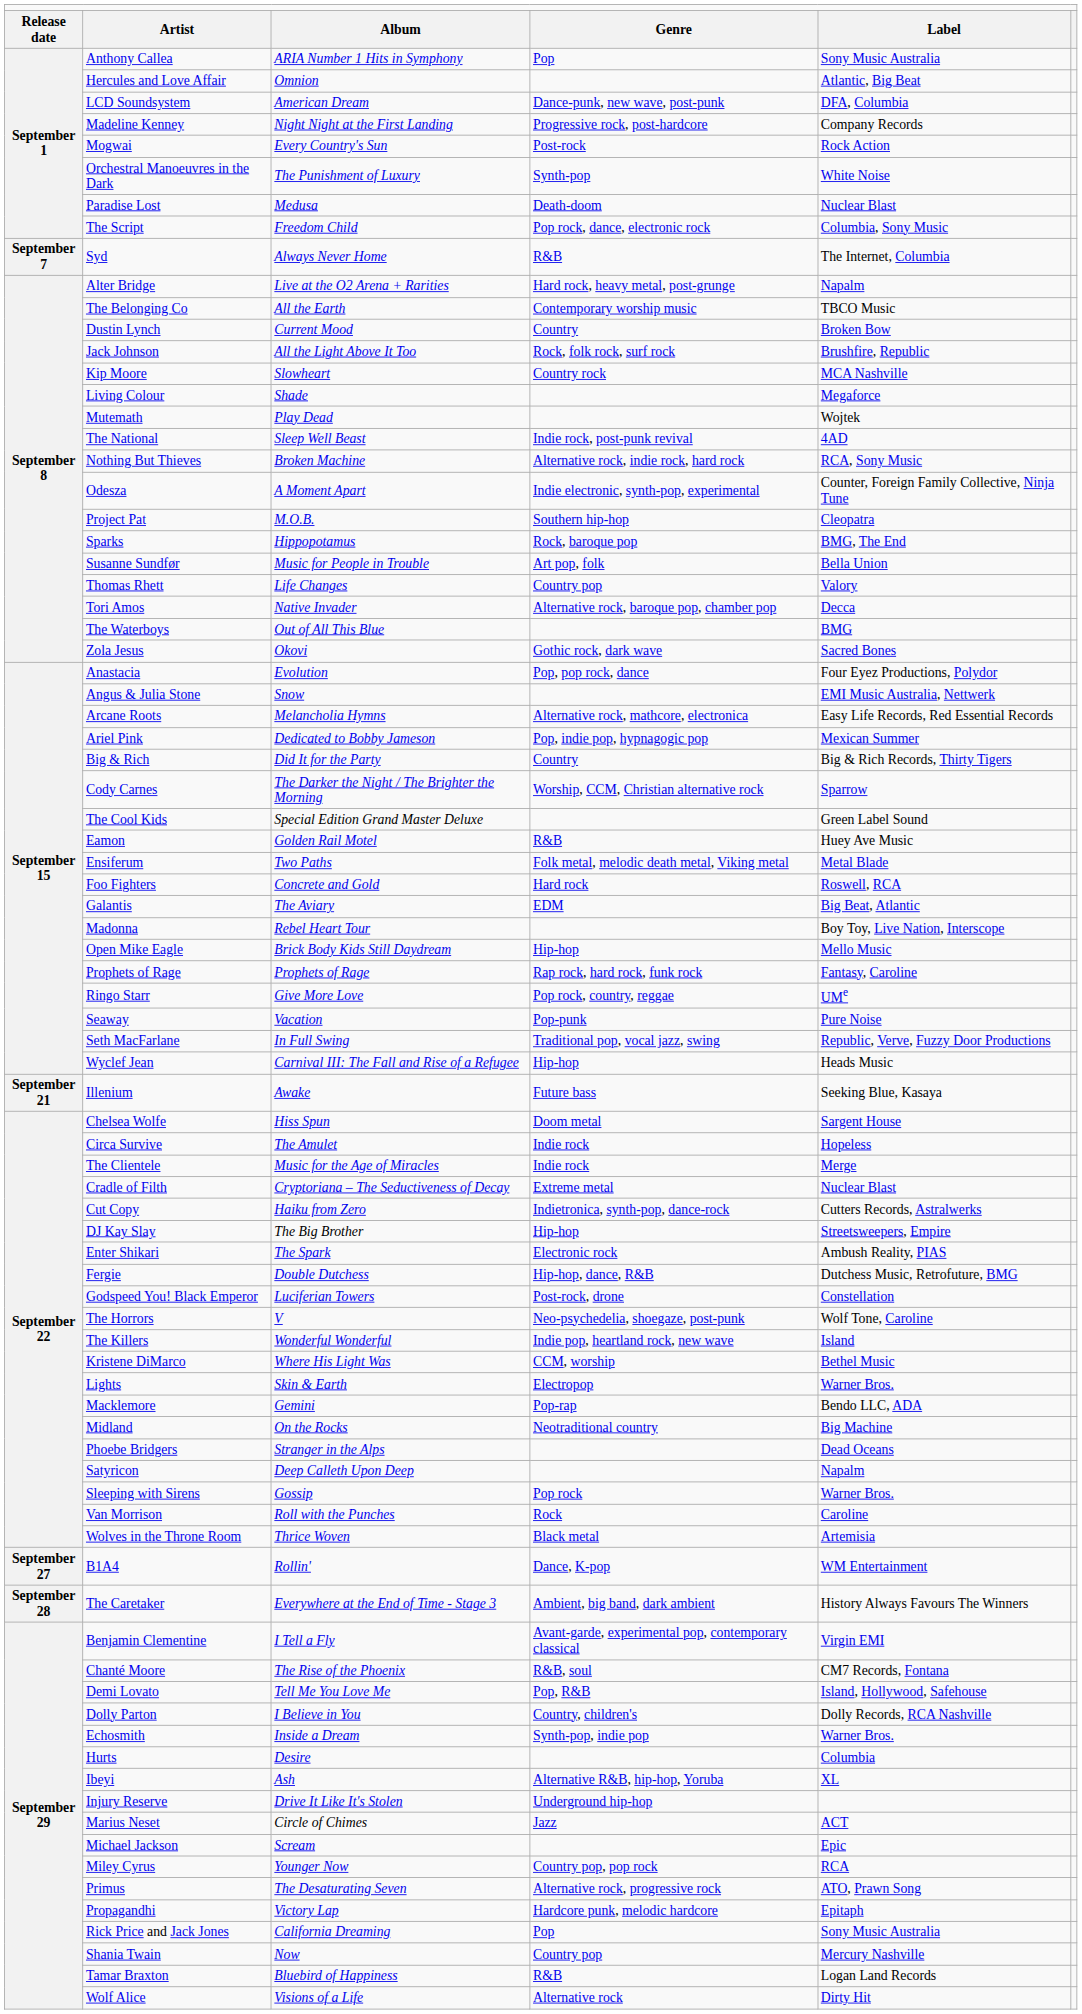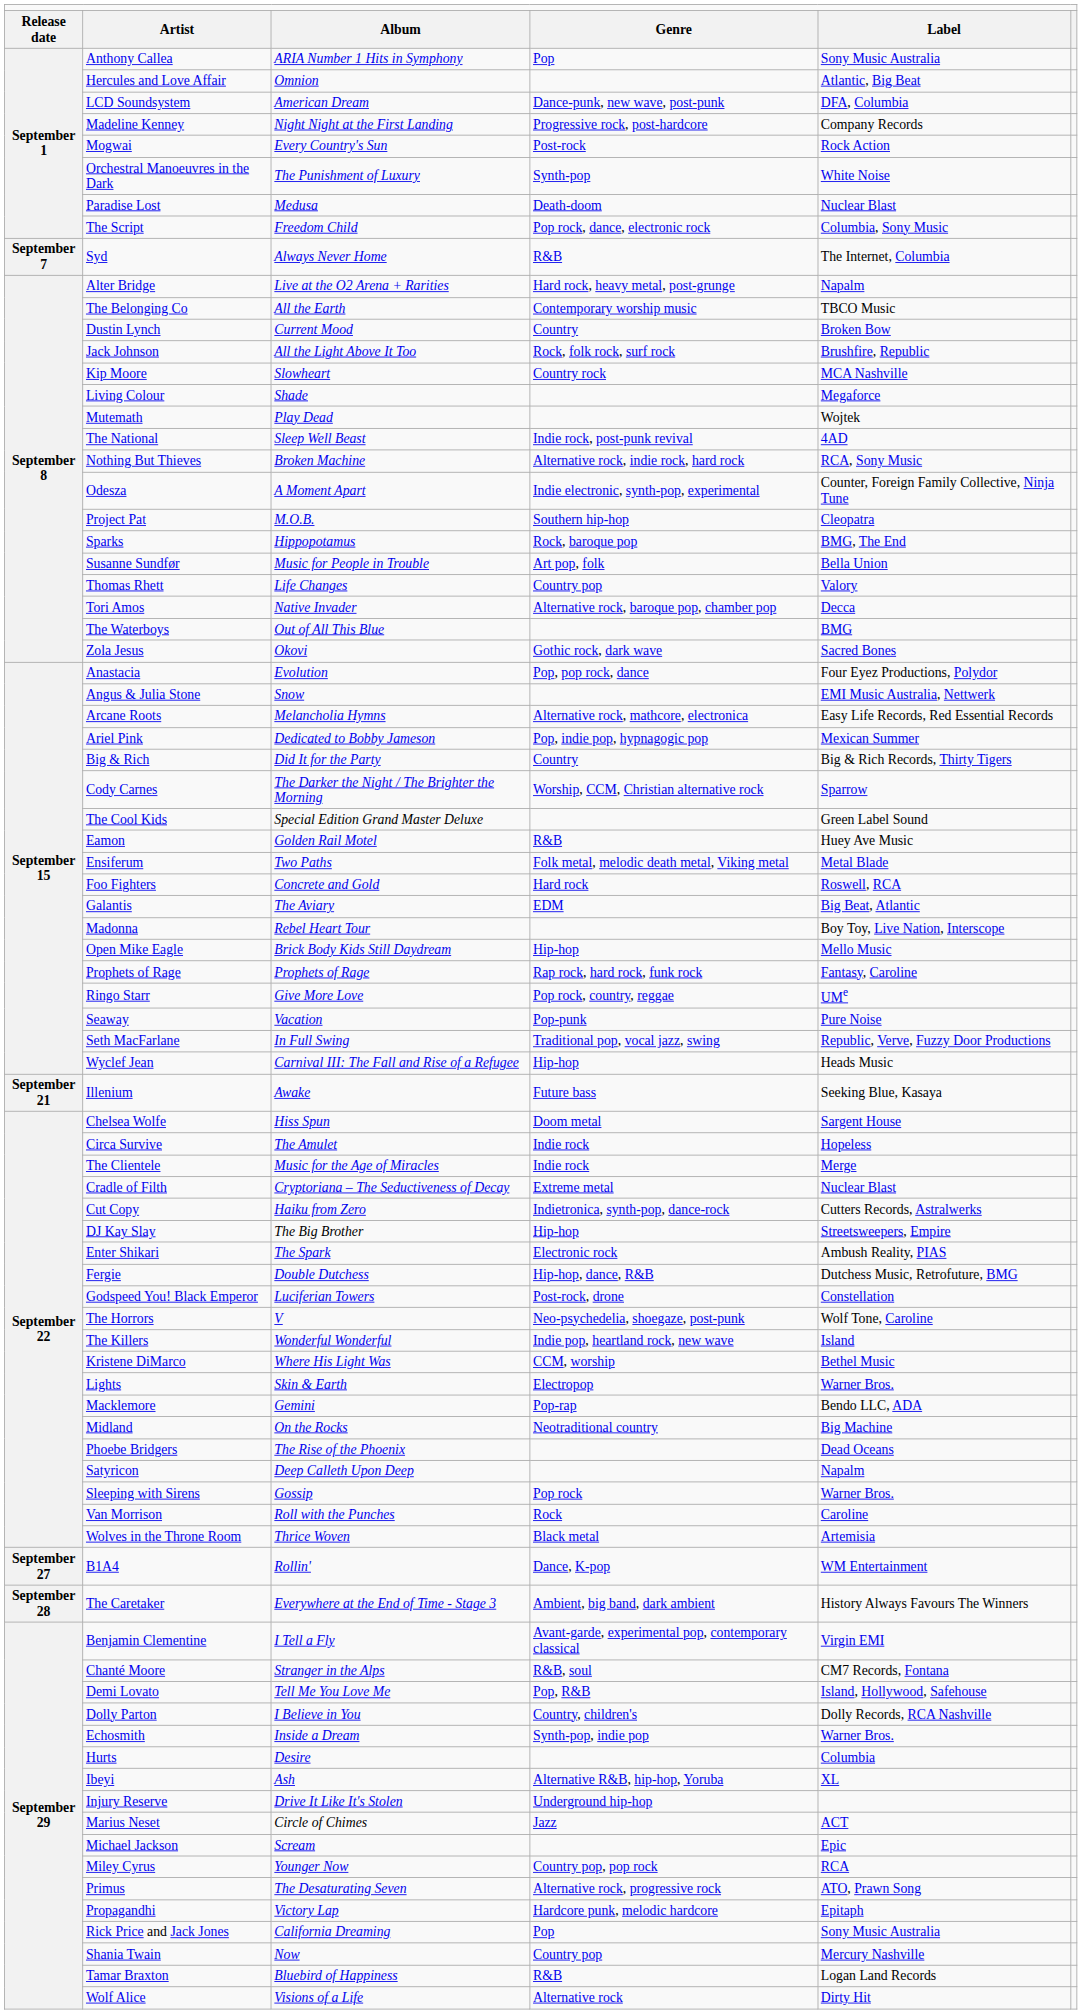(329, 1449) Stranger in the Alps -> (340, 1449) The Rise of the Phoenix
(340, 1670) The Rise of the Phoenix -> (329, 1670) Stranger in the Alps
